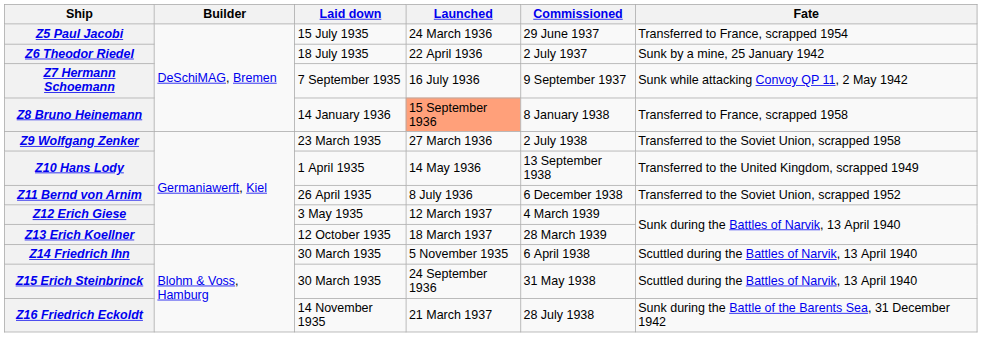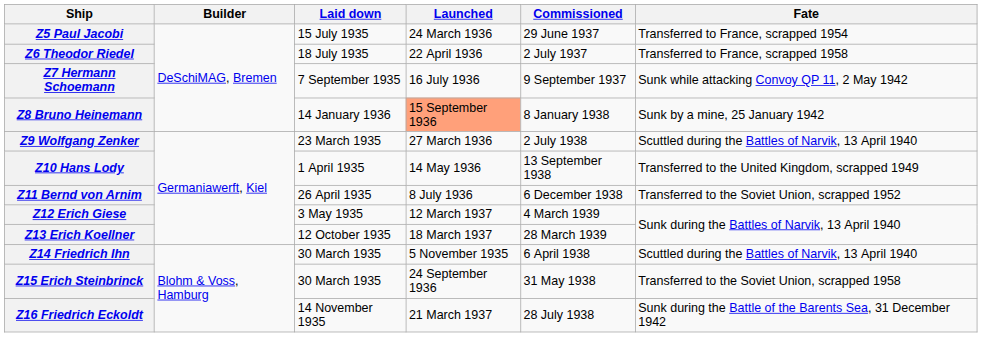(731, 53) Sunk by a mine, 25 January 1942 -> (743, 53) Transferred to France, scrapped 1958
(743, 114) Transferred to France, scrapped 1958 -> (731, 114) Sunk by a mine, 25 January 1942
(770, 141) Transferred to the Soviet Union, scrapped 1958 -> (778, 141) Scuttled during the Battles of Narvik, 13 April 1940
(778, 281) Scuttled during the Battles of Narvik, 13 April 1940 -> (770, 281) Transferred to the Soviet Union, scrapped 1958
